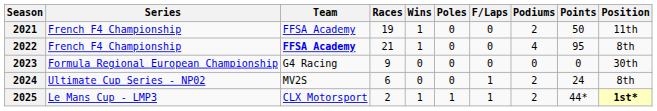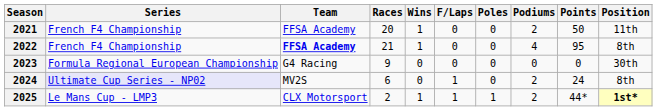columns swapped: (452, 13) <-> (490, 13)
(388, 29) 19 -> (388, 29) 20
(127, 80) no background -> (127, 80) lavender background
